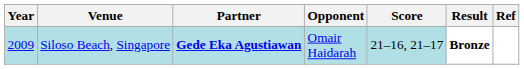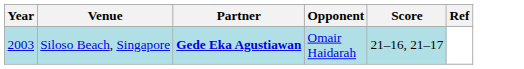- column: (470, 15)
(21, 45) 2009 -> (21, 45) 2003
